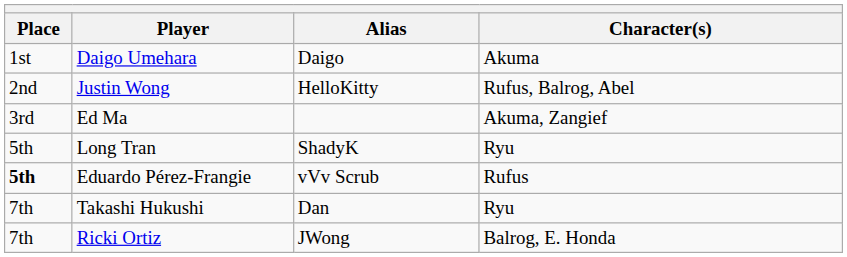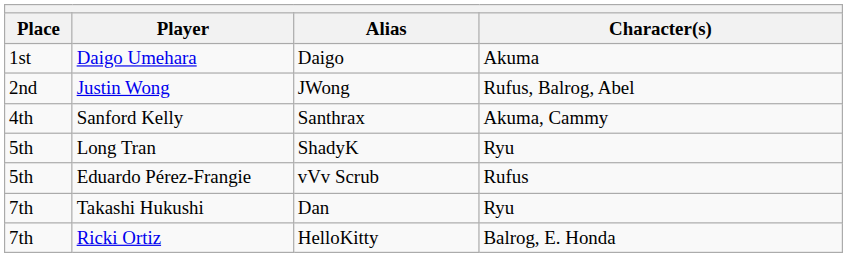(338, 88) HelloKitty -> (324, 88) JWong
- row: (102, 118)
+ row: (130, 118)
(22, 177) bold -> (21, 177) normal
(324, 237) JWong -> (338, 237) HelloKitty
